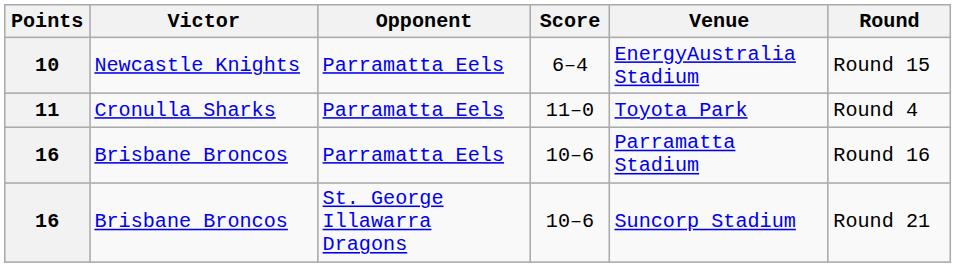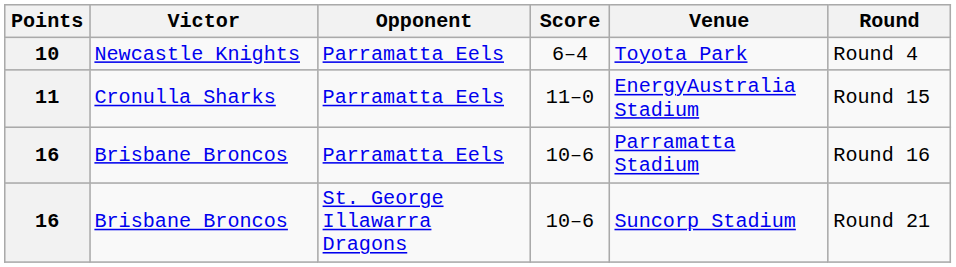(705, 66) EnergyAustralia Stadium -> (681, 54) Toyota Park
(882, 66) Round 15 -> (876, 54) Round 4
(681, 110) Toyota Park -> (705, 99) EnergyAustralia Stadium
(876, 110) Round 4 -> (882, 99) Round 15
